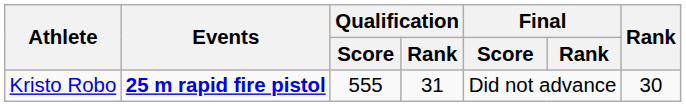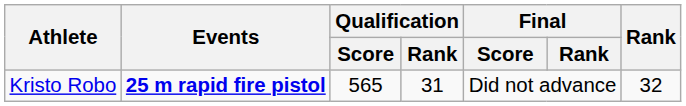(366, 86) 555 -> (366, 86) 565
(651, 86) 30 -> (651, 86) 32
